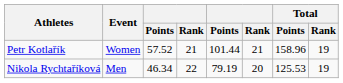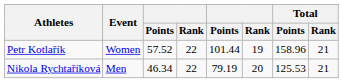(191, 50) 21 -> (191, 50) 22
(257, 50) 21 -> (257, 50) 19
(323, 50) 19 -> (323, 50) 21
(323, 68) 19 -> (323, 68) 21
